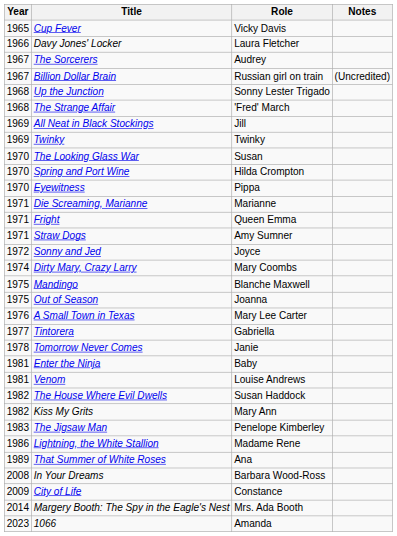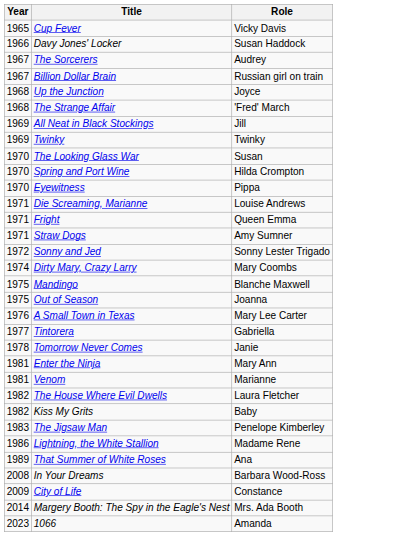- column: (362, 12)
(267, 44) Laura Fletcher -> (270, 44) Susan Haddock
(282, 92) Sonny Lester Trigado -> (247, 92) Joyce
(255, 204) Marianne -> (270, 204) Louise Andrews
(247, 252) Joyce -> (282, 252) Sonny Lester Trigado
(246, 364) Baby -> (255, 364) Mary Ann
(270, 380) Louise Andrews -> (255, 380) Marianne
(270, 396) Susan Haddock -> (267, 396) Laura Fletcher
(255, 412) Mary Ann -> (246, 412) Baby
